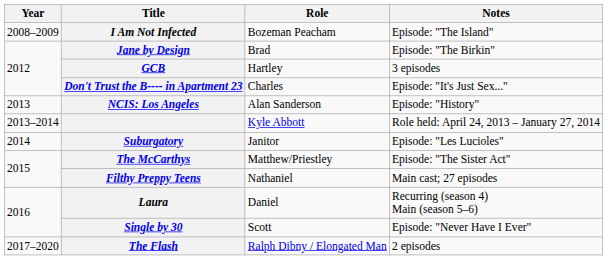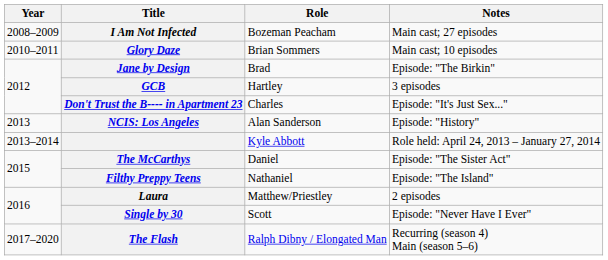(443, 31) Episode: "The Island" -> (445, 31) Main cast; 27 episodes
+ row: (153, 50)
- row: (153, 141)
(290, 159) Matthew/Priestley -> (263, 159) Daniel
(445, 178) Main cast; 27 episodes -> (443, 178) Episode: "The Island"
(263, 202) Daniel -> (290, 196) Matthew/Priestley
(440, 202) Recurring (season 4) Main (season 5–6) -> (416, 196) 2 episodes
(416, 245) 2 episodes -> (440, 239) Recurring (season 4) Main (season 5–6)
